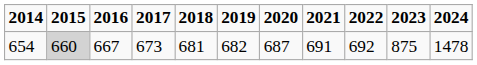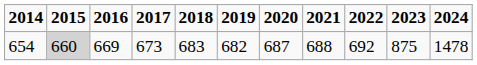(107, 45) 667 -> (107, 45) 669
(192, 45) 681 -> (192, 45) 683
(319, 45) 691 -> (319, 45) 688
